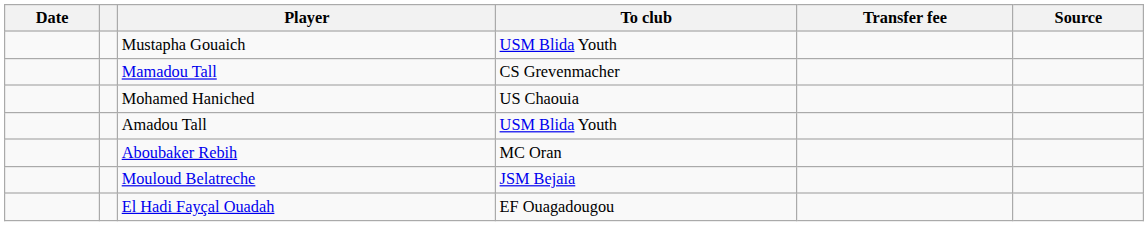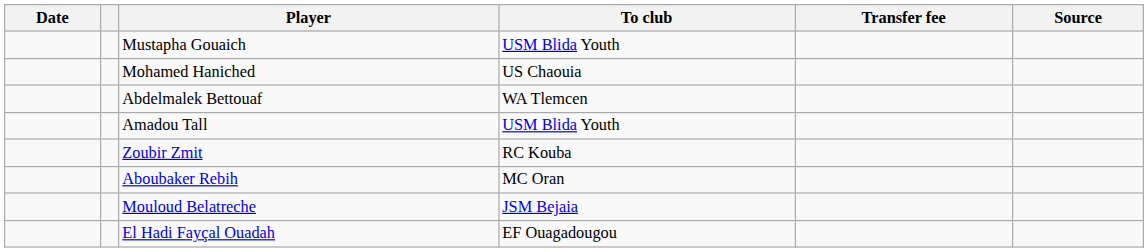- row: (169, 71)
+ row: (192, 98)
+ row: (162, 152)
